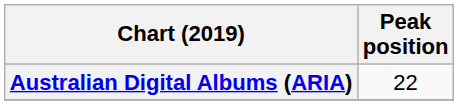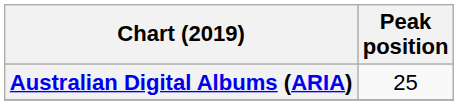(406, 81) 22 -> (406, 81) 25
